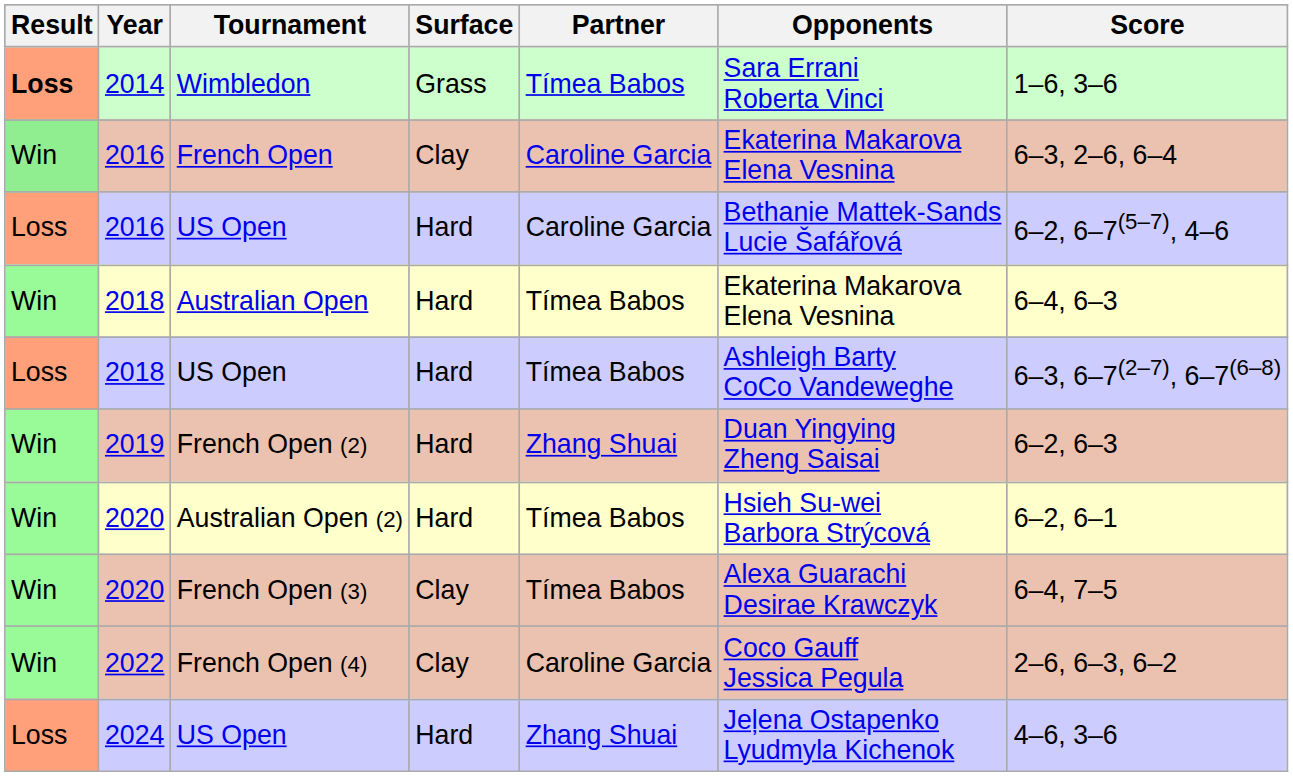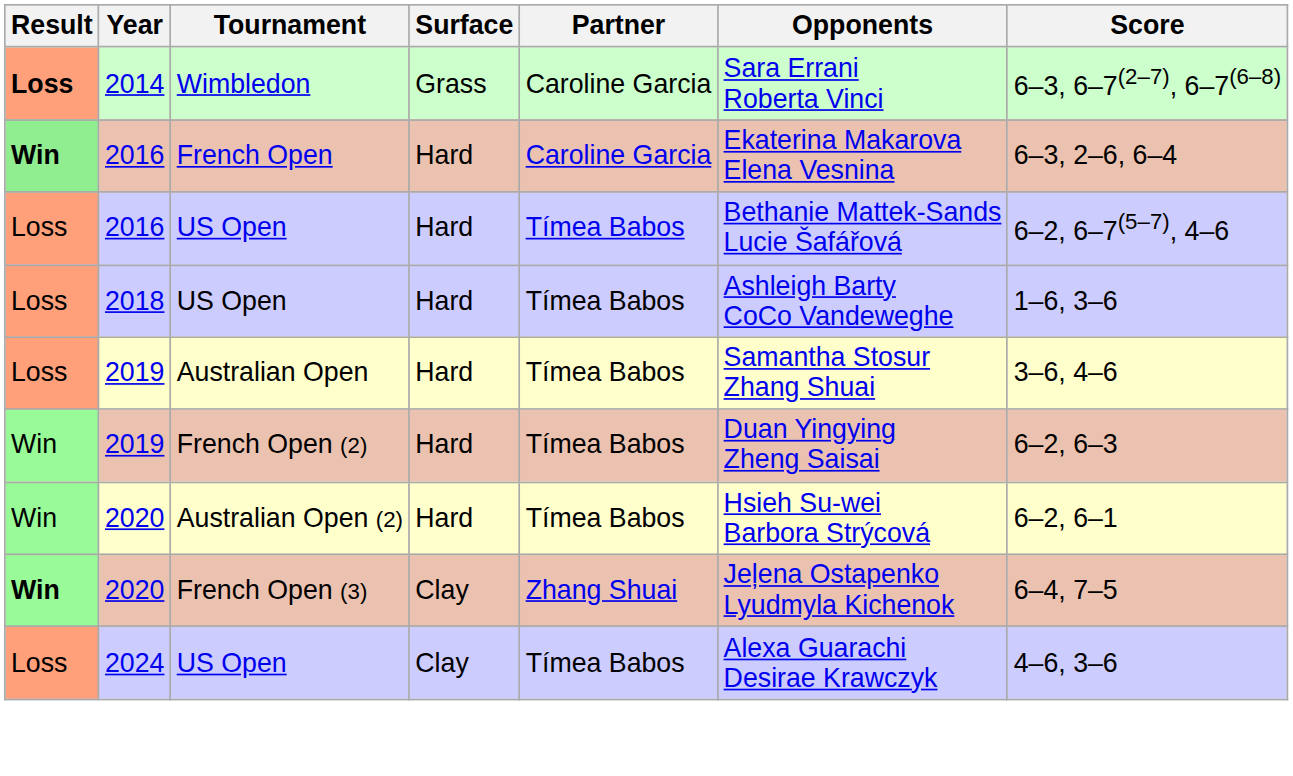(605, 83) Tímea Babos -> (618, 83) Caroline Garcia
(1066, 83) 1–6, 3–6 -> (1147, 83) 6–3, 6–7(2–7), 6–7(6–8)
(34, 155) normal -> (35, 155) bold
(442, 155) Clay -> (444, 155) Hard
(618, 227) Caroline Garcia -> (605, 227) Tímea Babos
- row: (135, 300)
(1147, 372) 6–3, 6–7(2–7), 6–7(6–8) -> (1066, 300) 1–6, 3–6
+ row: (135, 372)
(601, 445) Zhang Shuai -> (605, 445) Tímea Babos
(34, 590) normal -> (35, 590) bold
(605, 590) Tímea Babos -> (601, 590) Zhang Shuai
(831, 590) Alexa Guarachi Desirae Krawczyk -> (839, 590) Jeļena Ostapenko Lyudmyla Kichenok
- row: (135, 662)
(444, 735) Hard -> (442, 662) Clay
(601, 735) Zhang Shuai -> (605, 662) Tímea Babos
(839, 735) Jeļena Ostapenko Lyudmyla Kichenok -> (831, 662) Alexa Guarachi Desirae Krawczyk
